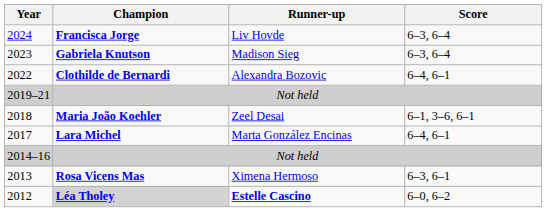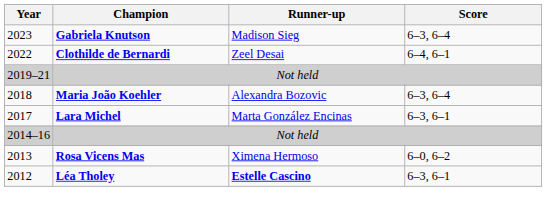- row: (20, 35)
(279, 75) Alexandra Bozovic -> (258, 55) Zeel Desai
(258, 115) Zeel Desai -> (279, 95) Alexandra Bozovic
(441, 115) 6–1, 3–6, 6–1 -> (429, 95) 6–3, 6–4
(429, 136) 6–4, 6–1 -> (429, 115) 6–3, 6–1
(429, 176) 6–3, 6–1 -> (429, 156) 6–0, 6–2
(85, 196) lightgrey background -> (85, 176) no background
(429, 196) 6–0, 6–2 -> (429, 176) 6–3, 6–1
